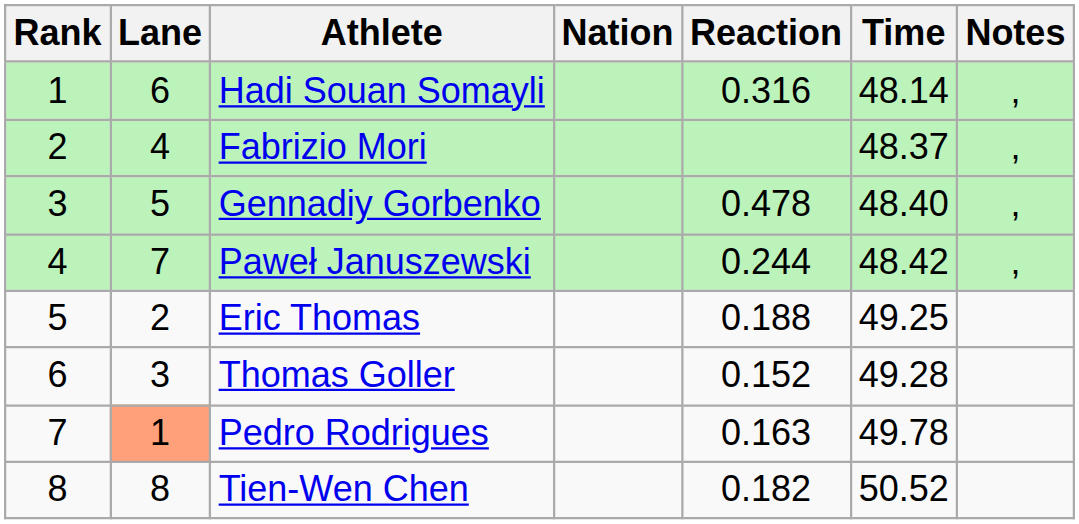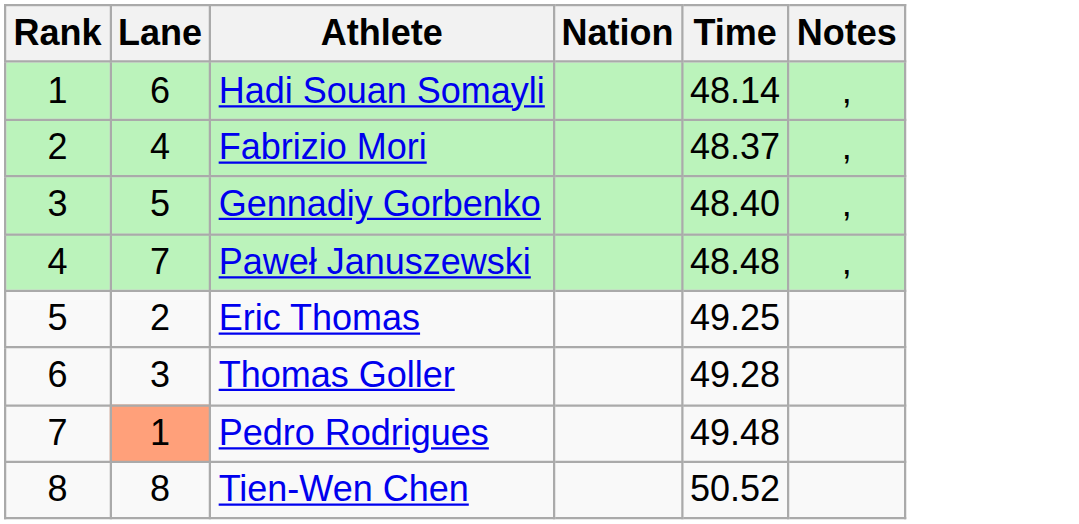- column: (766, 33)
(904, 261) 48.42 -> (735, 261) 48.48
(904, 432) 49.78 -> (735, 432) 49.48
